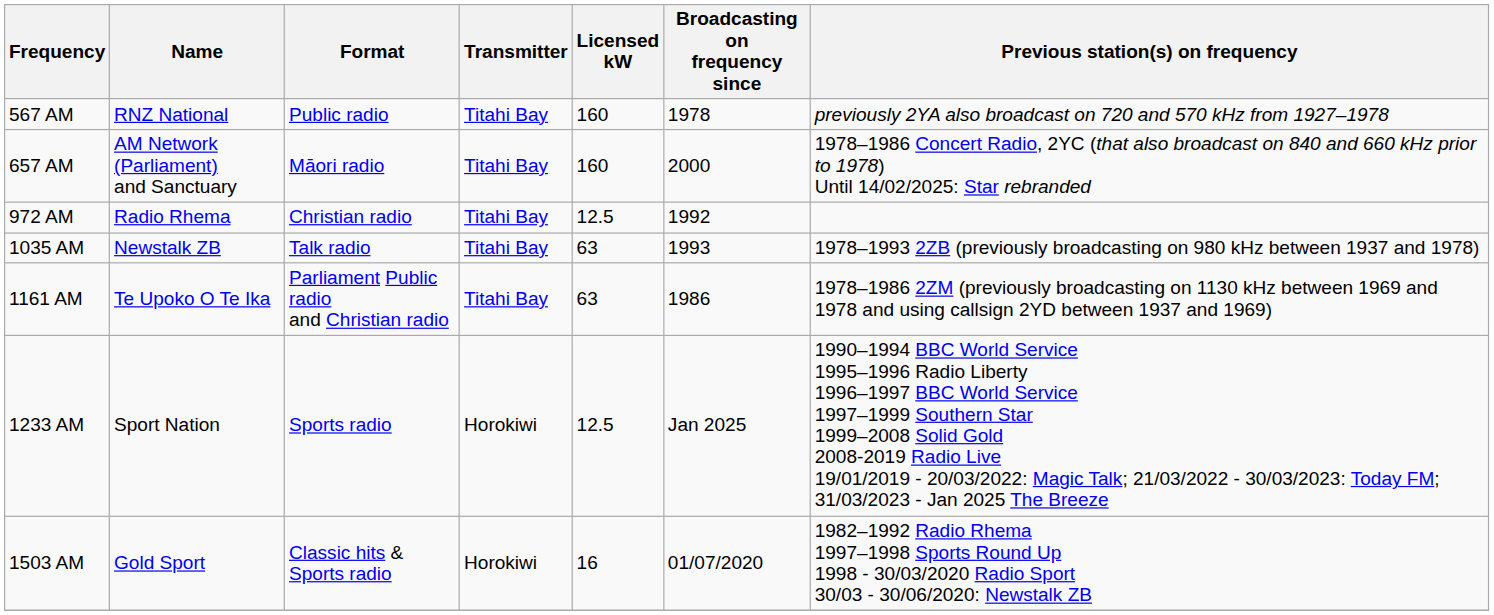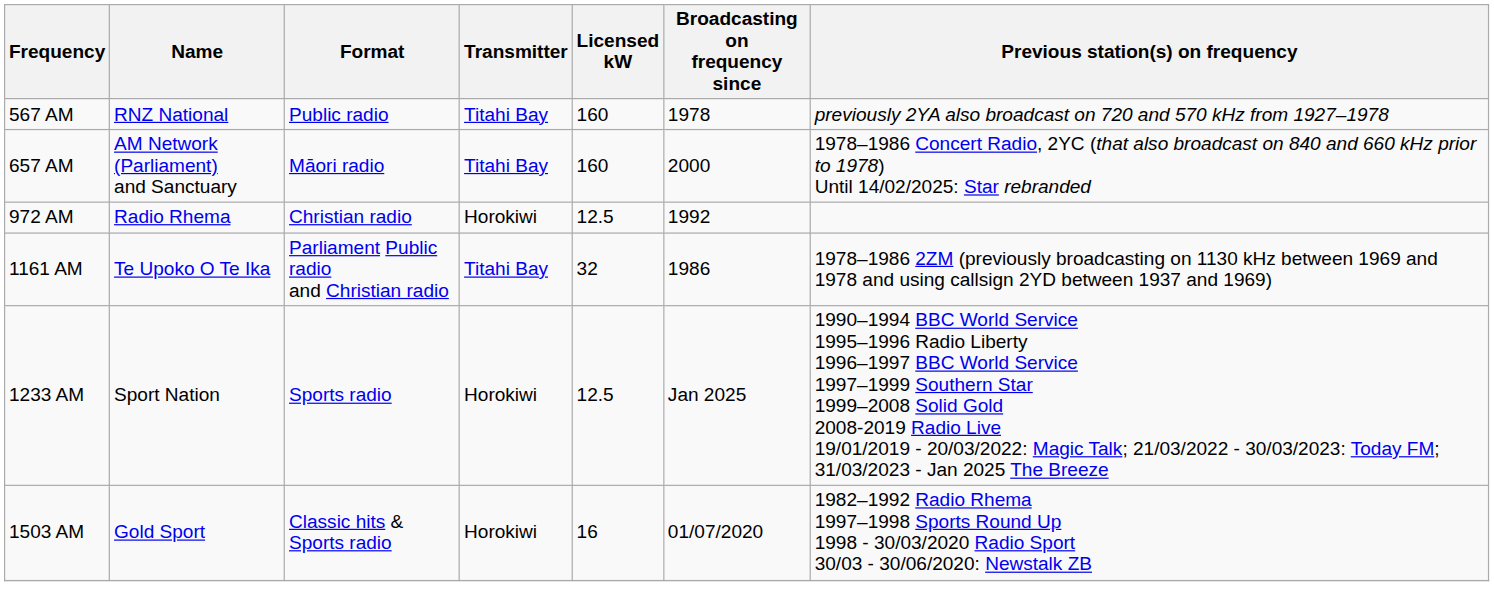(506, 217) Titahi Bay -> (501, 217) Horokiwi
- row: (47, 247)
(587, 299) 63 -> (587, 268) 32
